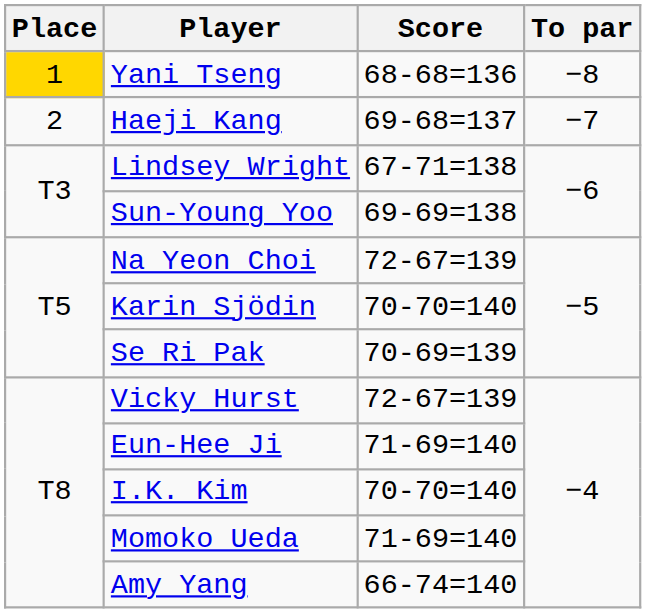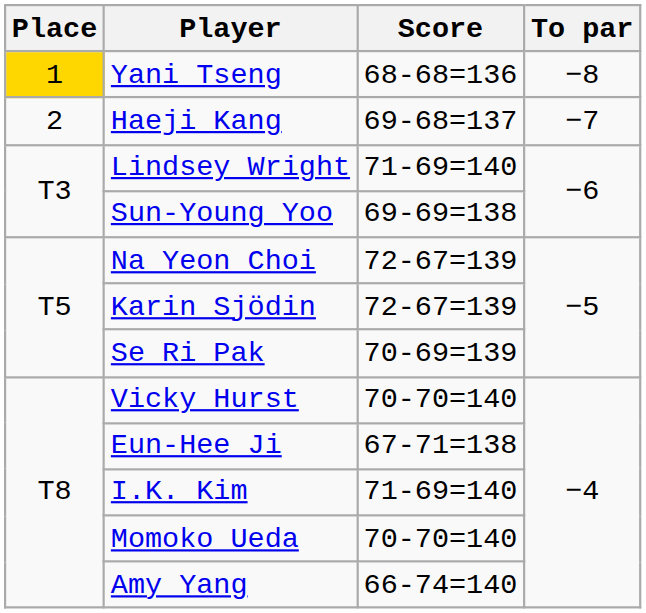(440, 167) 67-71=138 -> (440, 167) 71-69=140
(440, 307) 70-70=140 -> (440, 307) 72-67=139
(440, 400) 72-67=139 -> (440, 400) 70-70=140
(440, 446) 71-69=140 -> (440, 446) 67-71=138
(440, 492) 70-70=140 -> (440, 492) 71-69=140
(440, 539) 71-69=140 -> (440, 539) 70-70=140
